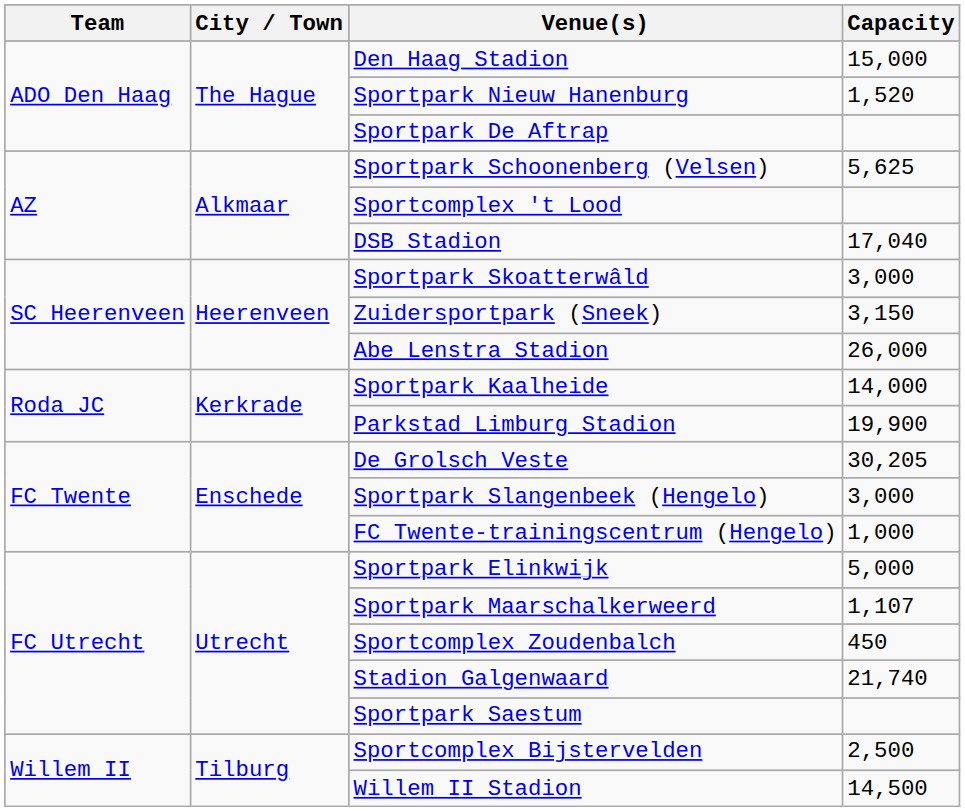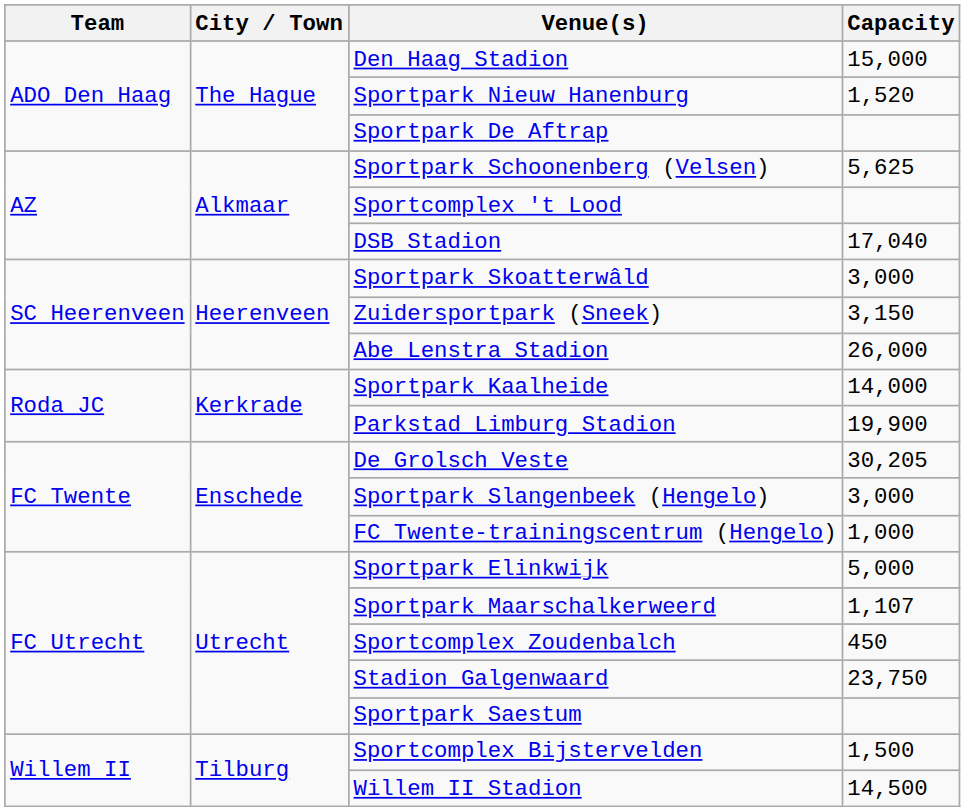(888, 679) 21,740 -> (888, 679) 23,750
(881, 752) 2,500 -> (881, 752) 1,500
